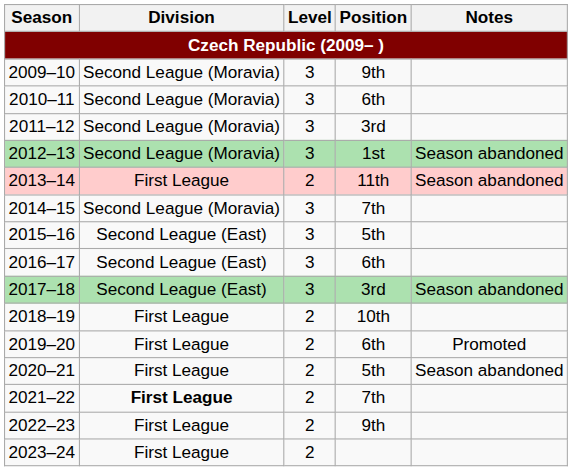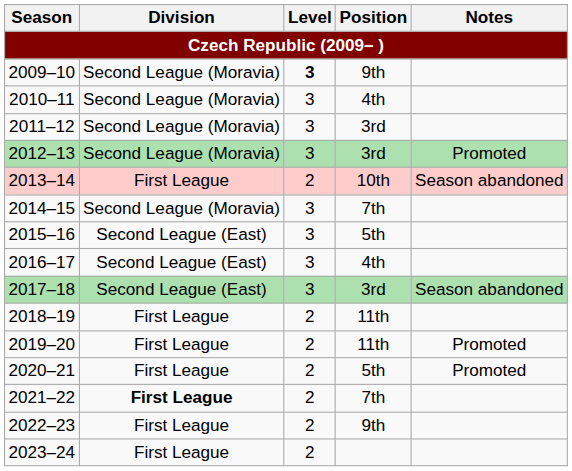(310, 72) normal -> (310, 72) bold
(373, 99) 6th -> (373, 99) 4th
(373, 153) 1st -> (373, 153) 3rd
(489, 153) Season abandoned -> (489, 153) Promoted
(373, 180) 11th -> (373, 180) 10th
(373, 262) 6th -> (373, 262) 4th
(373, 316) 10th -> (373, 316) 11th
(373, 343) 6th -> (373, 343) 11th
(489, 371) Season abandoned -> (489, 371) Promoted
